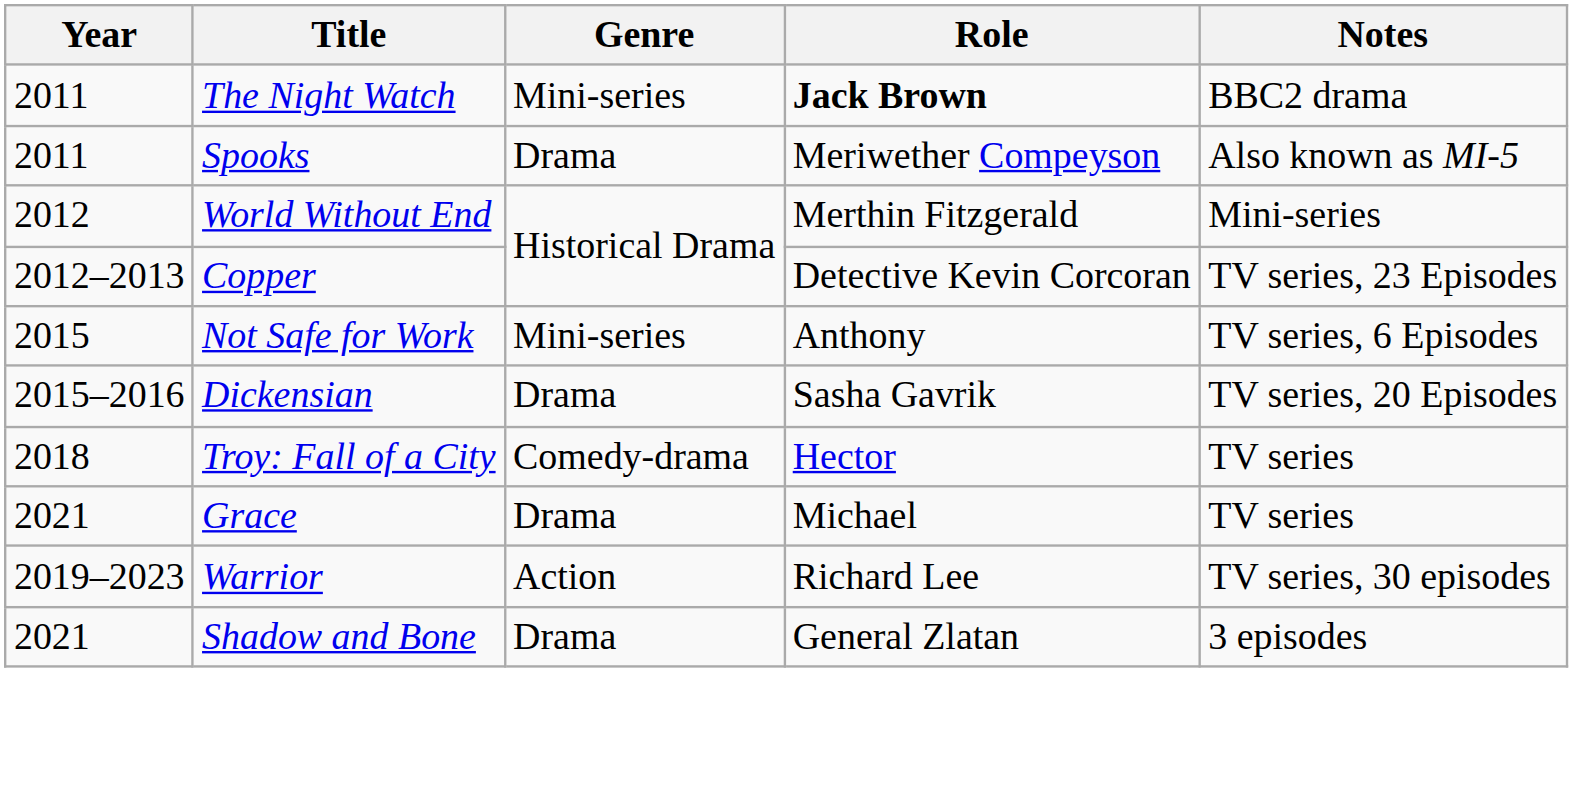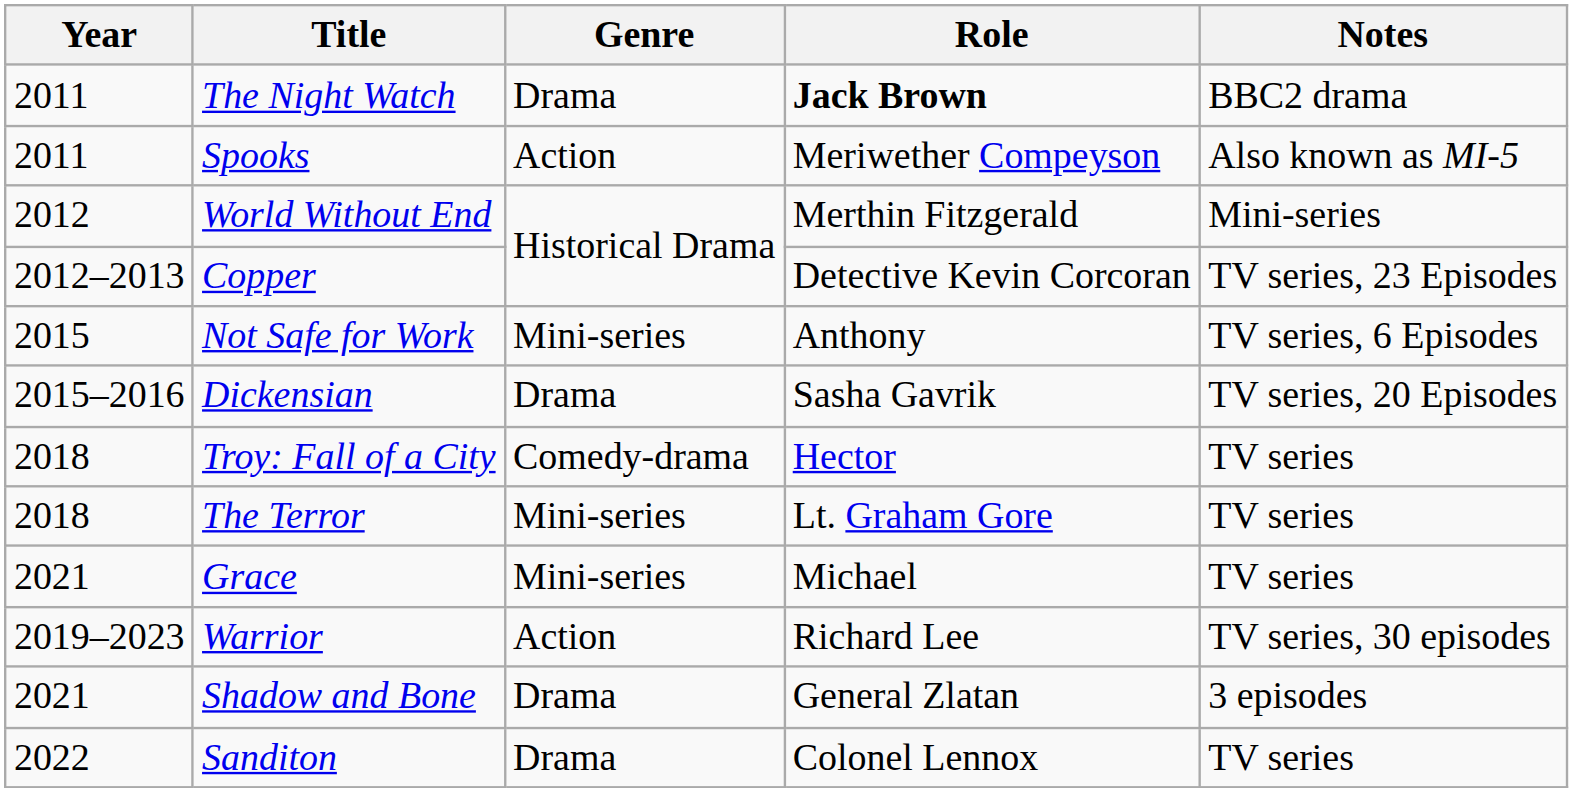(599, 94) Mini-series -> (565, 94) Drama
(565, 154) Drama -> (565, 154) Action
+ row: (283, 515)
(565, 515) Drama -> (599, 575) Mini-series
+ row: (269, 756)
